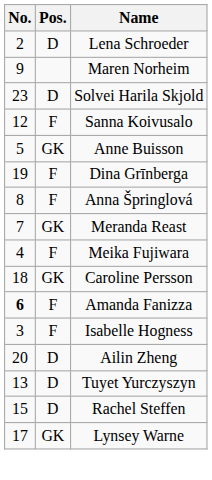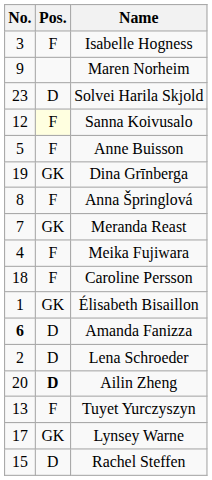rows swapped: (139, 44) <-> (139, 331)
(53, 122) no background -> (53, 122) lightyellow background
(53, 148) GK -> (53, 148) F
(53, 174) F -> (53, 174) GK
(53, 279) GK -> (53, 279) F
+ row: (139, 305)
(53, 305) F -> (53, 331) D
(53, 357) normal -> (53, 383) bold
(53, 383) D -> (53, 409) F
rows swapped: (139, 409) <-> (139, 435)
